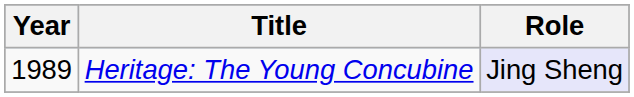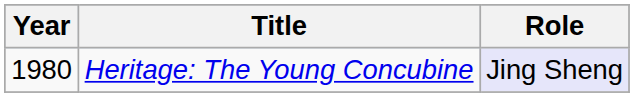(42, 69) 1989 -> (42, 69) 1980
